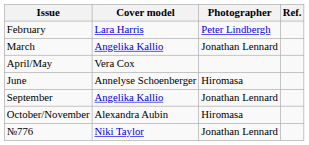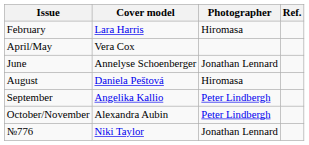(236, 30) Peter Lindbergh -> (222, 30) Hiromasa
- row: (21, 47)
(222, 81) Hiromasa -> (240, 64) Jonathan Lennard
+ row: (22, 81)
(240, 98) Jonathan Lennard -> (236, 98) Peter Lindbergh
(222, 115) Hiromasa -> (236, 115) Peter Lindbergh
